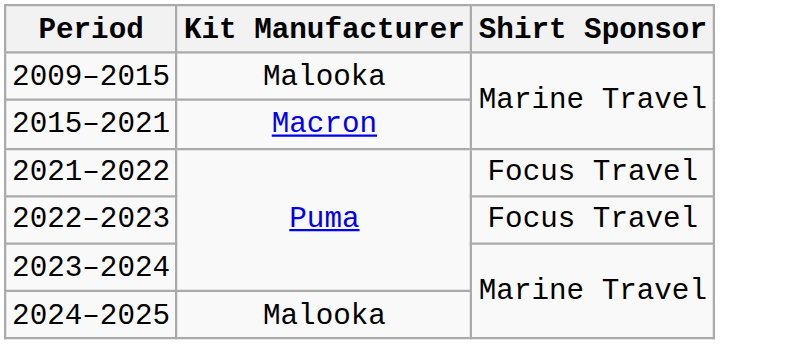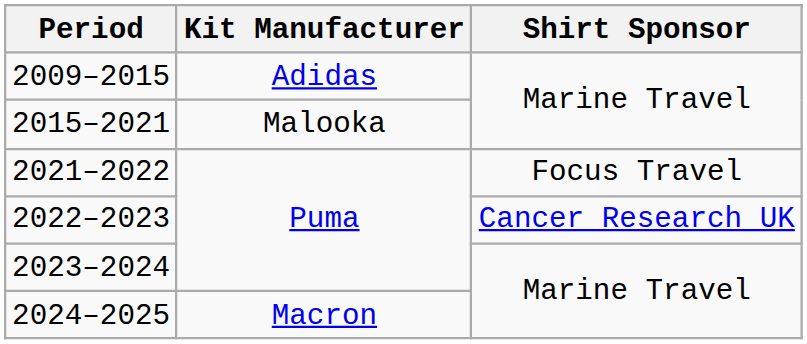(324, 77) Malooka -> (324, 77) Adidas
(324, 124) Macron -> (324, 124) Malooka
(593, 220) Focus Travel -> (637, 220) Cancer Research UK
(324, 315) Malooka -> (324, 315) Macron
